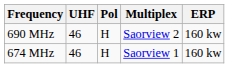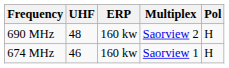columns swapped: (203, 14) <-> (109, 14)
(75, 33) 46 -> (75, 33) 48
